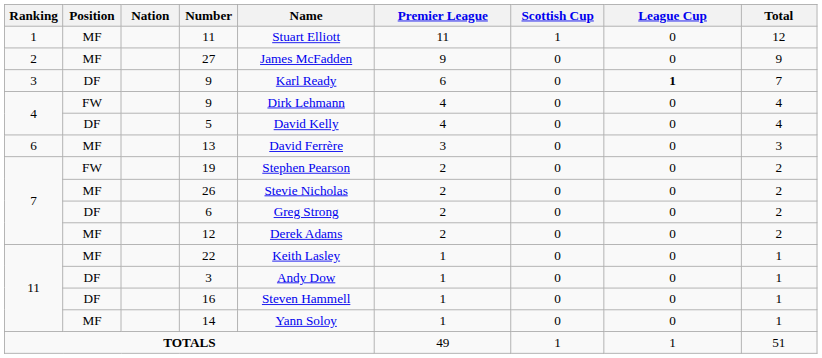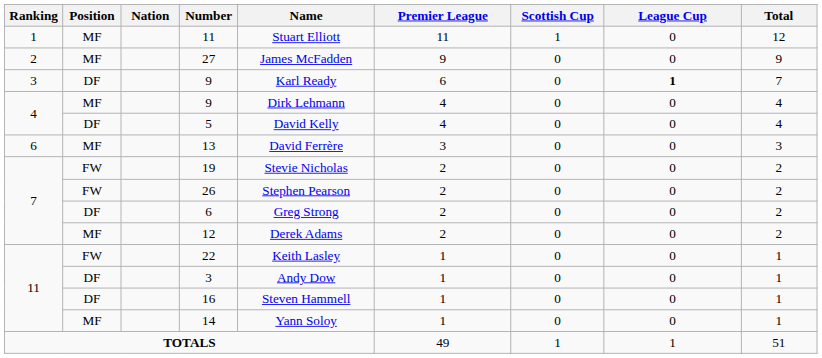(92, 102) FW -> (92, 102) MF
(306, 168) Stephen Pearson -> (306, 168) Stevie Nicholas
(92, 190) MF -> (92, 190) FW
(306, 190) Stevie Nicholas -> (306, 190) Stephen Pearson
(92, 255) MF -> (92, 255) FW
